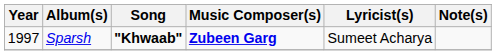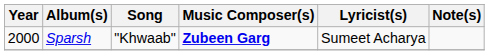(24, 38) 1997 -> (24, 38) 2000
(148, 38) bold -> (145, 38) normal
